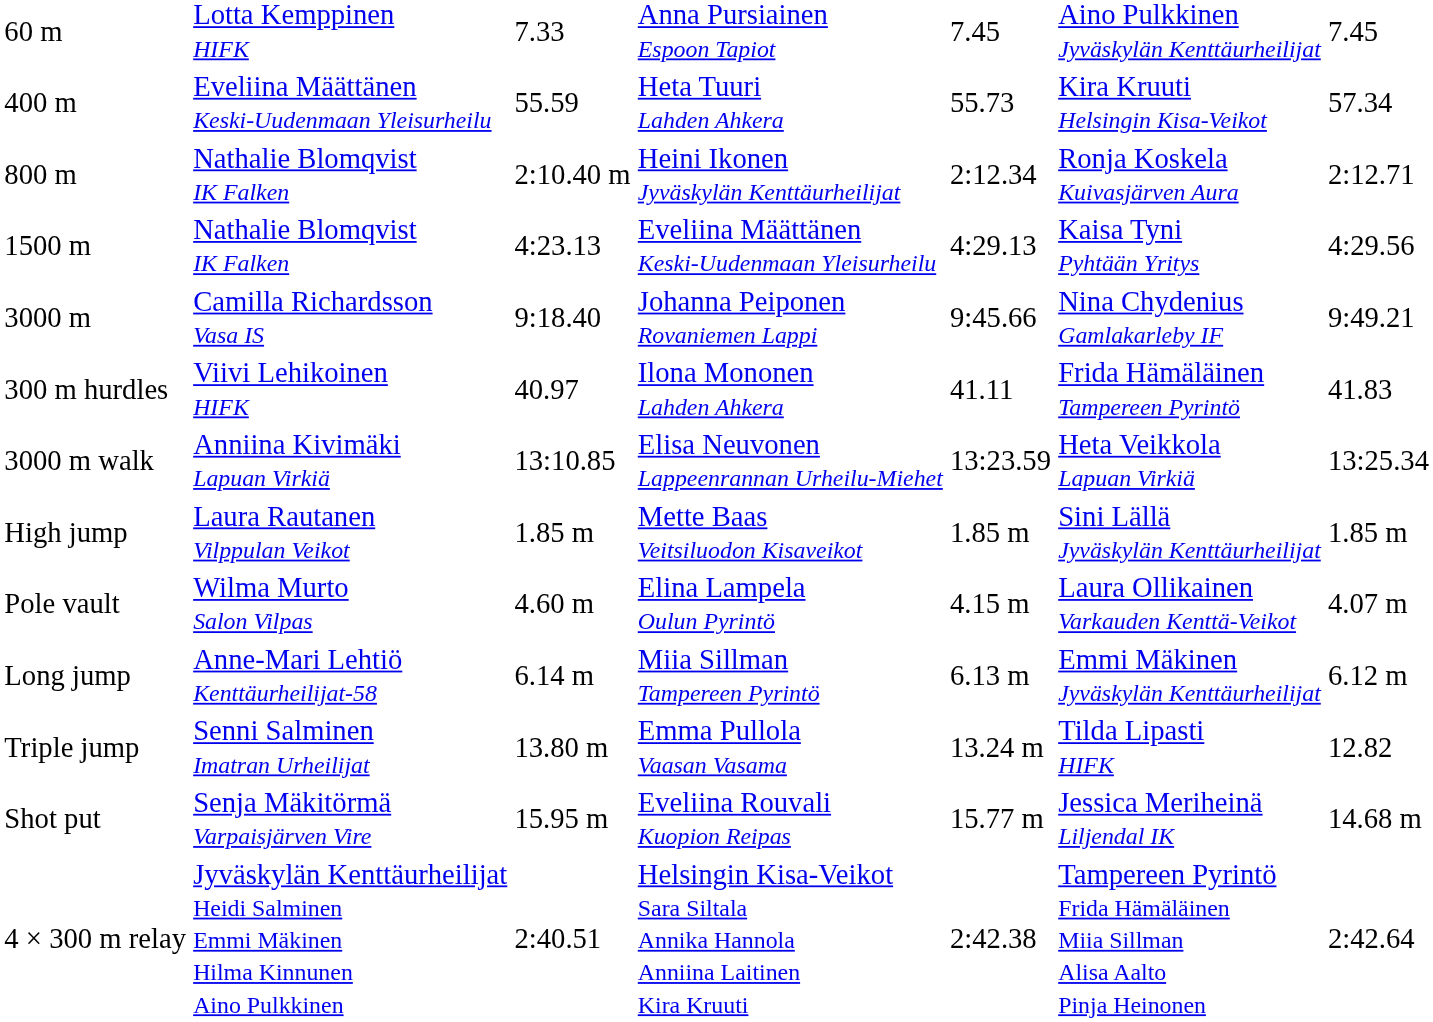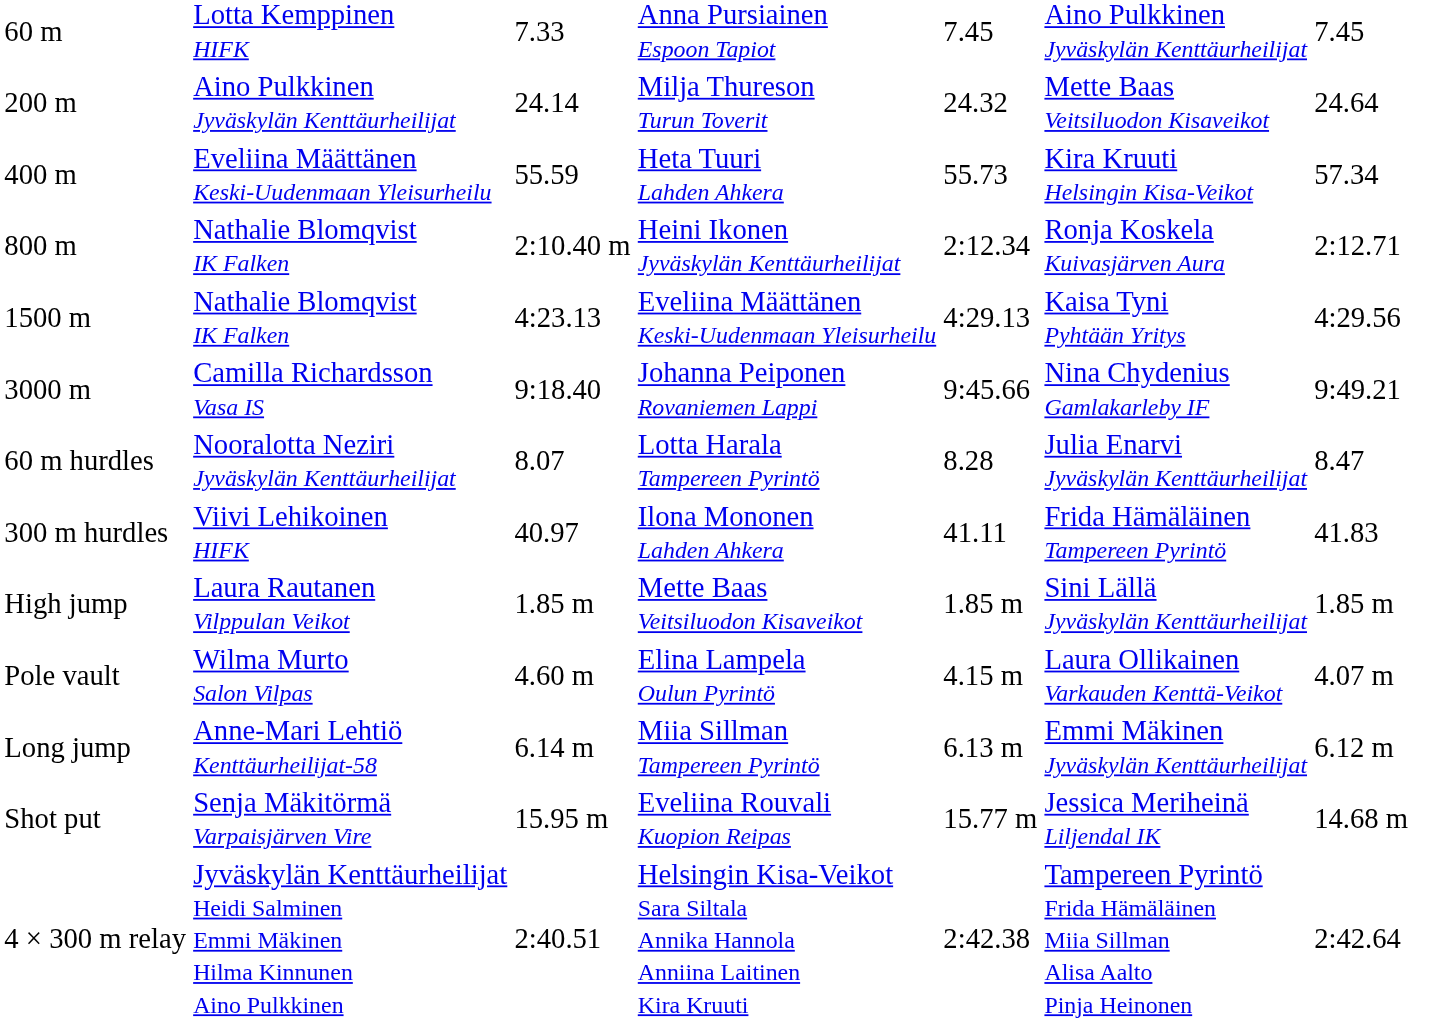+ row: (41, 102)
+ row: (79, 460)
- row: (79, 460)
- row: (72, 747)
